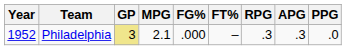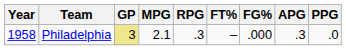columns swapped: (191, 15) <-> (258, 15)
(22, 35) 1952 -> (22, 35) 1958
